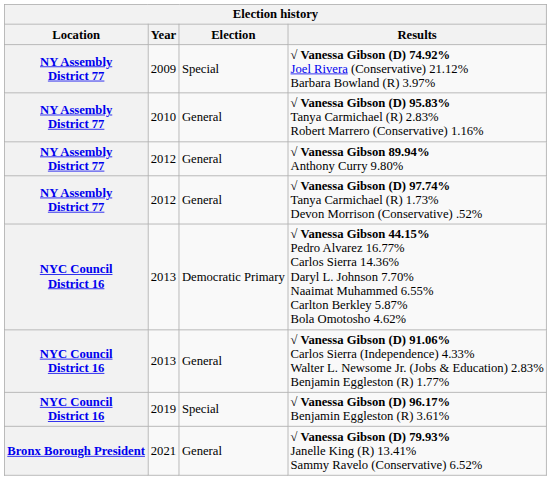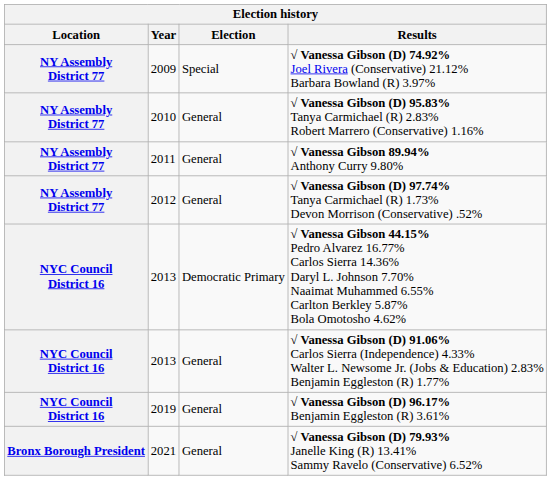(163, 158) 2012 -> (163, 158) 2011
(201, 409) Special -> (202, 409) General
